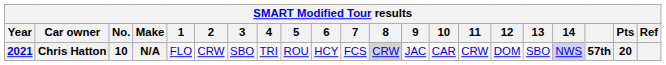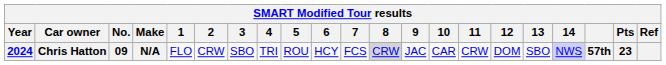(20, 51) 2021 -> (20, 51) 2024
(121, 51) 10 -> (121, 51) 09
(625, 51) 20 -> (625, 51) 23
